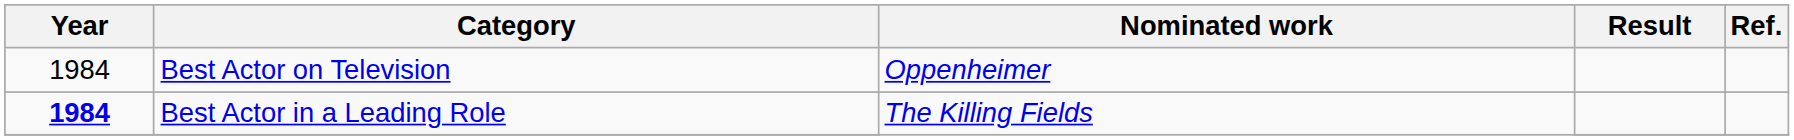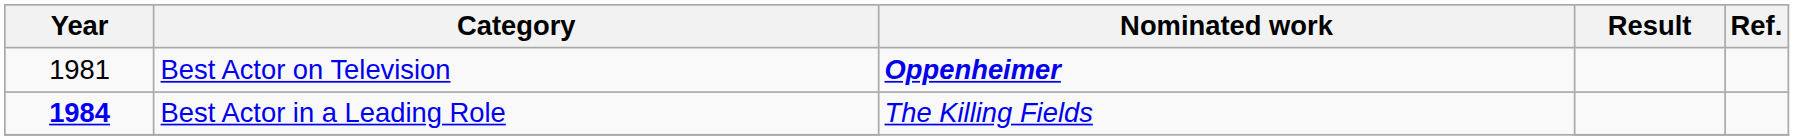(80, 69) 1984 -> (80, 69) 1981
(967, 69) normal -> (973, 69) bold
